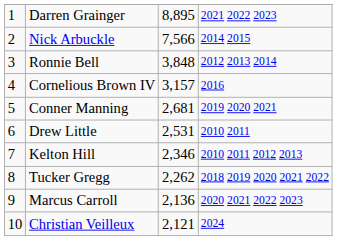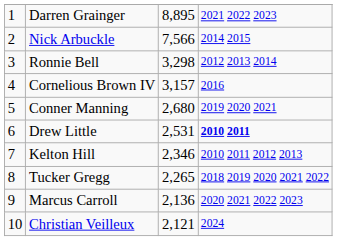(178, 62) 3,848 -> (178, 62) 3,298
(178, 108) 2,681 -> (178, 108) 2,680
(225, 131) normal -> (225, 131) bold
(178, 177) 2,262 -> (178, 177) 2,265
